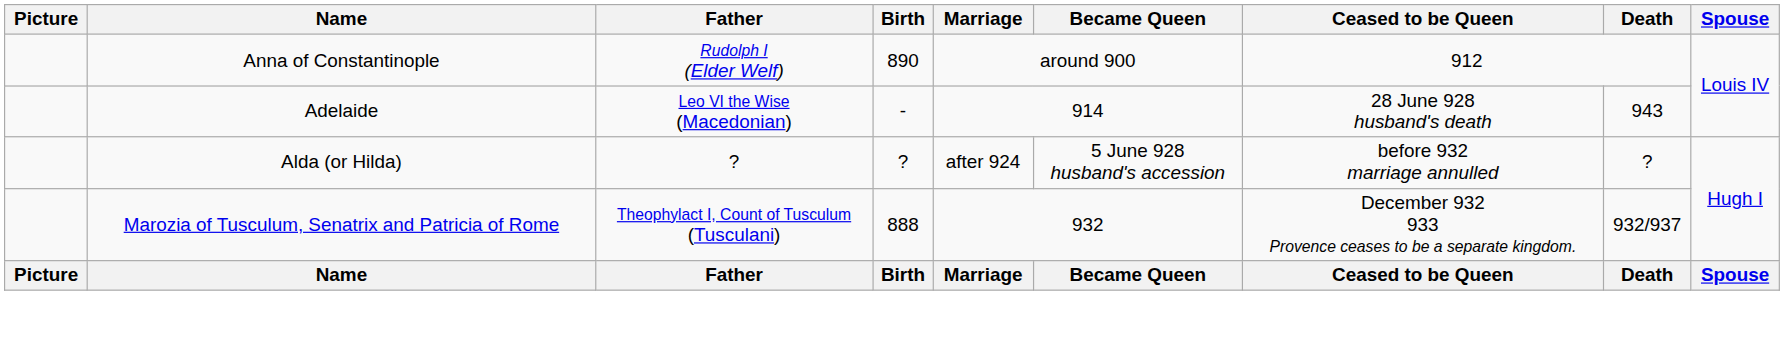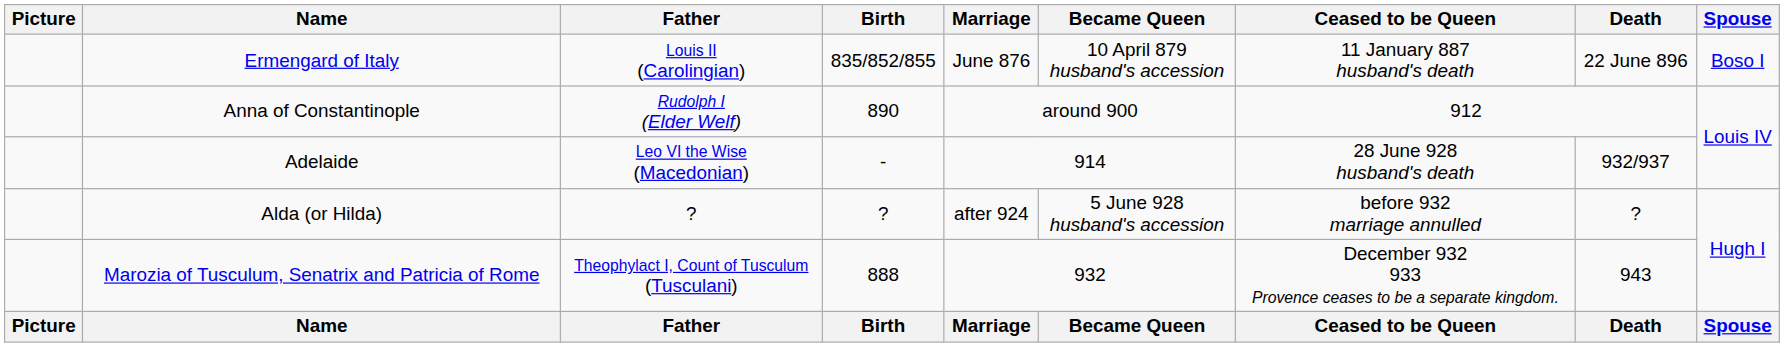+ row: (322, 60)
(1647, 111) 943 -> (1636, 162) 932/937
(1647, 224) 932/937 -> (1636, 275) 943
